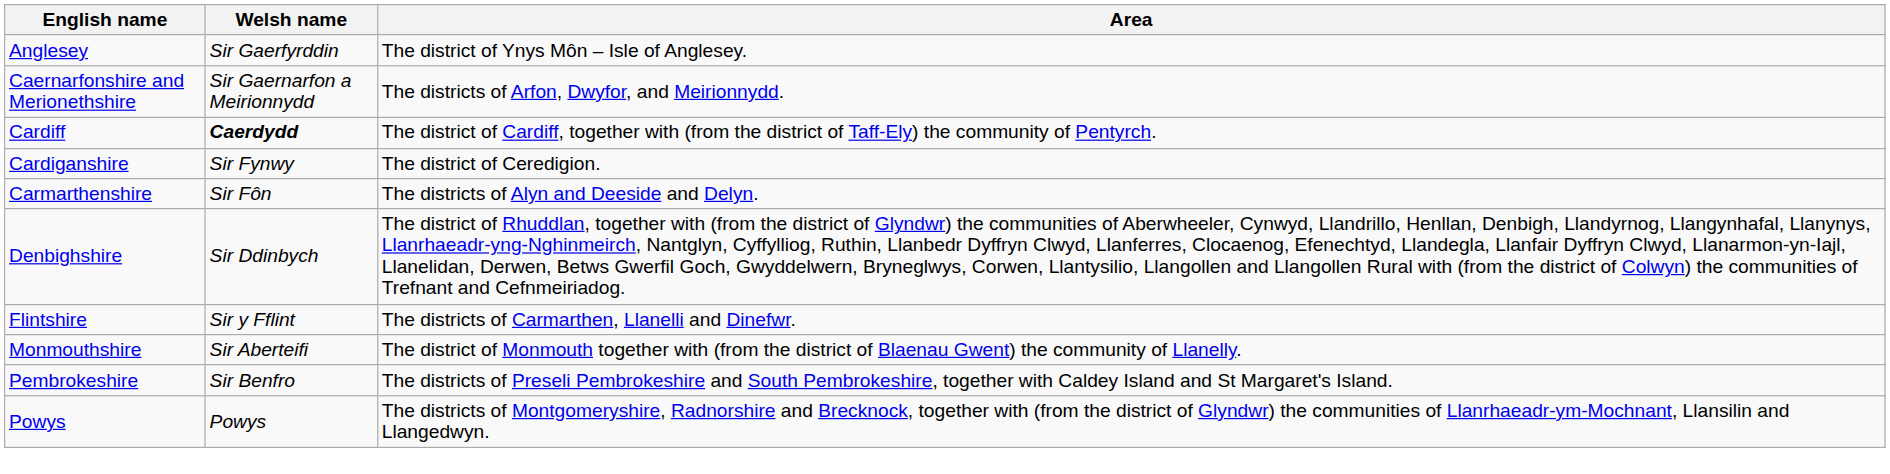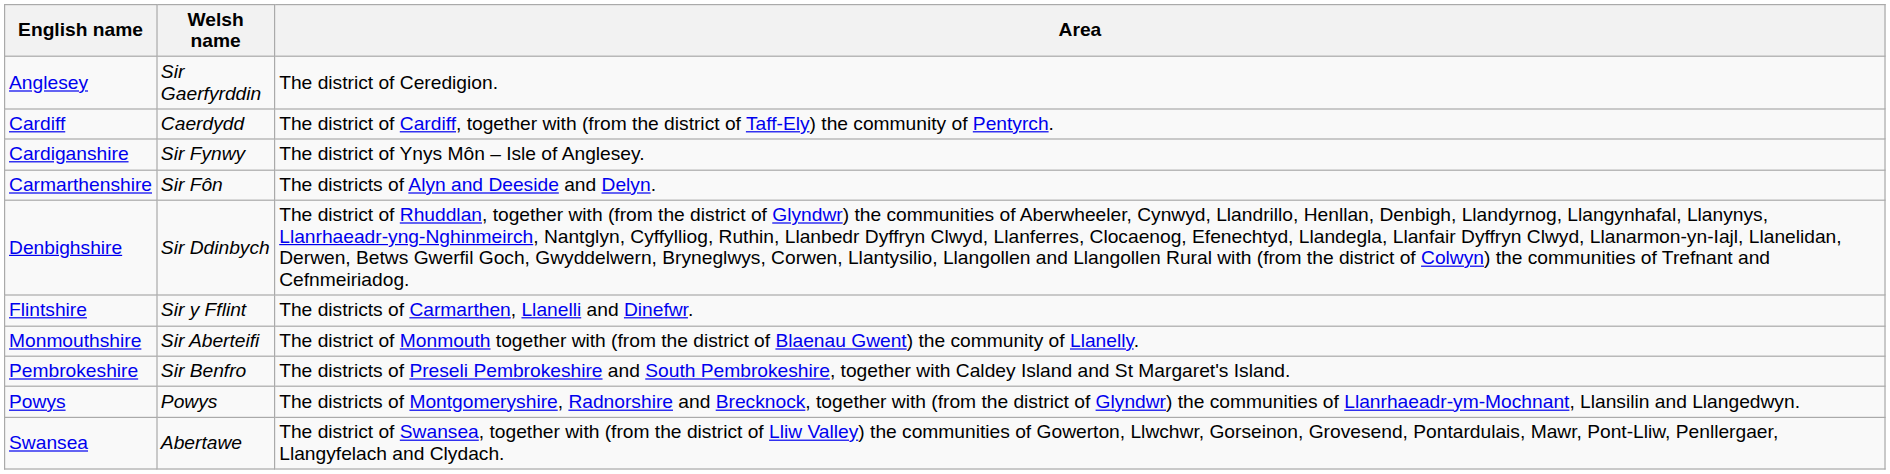(564, 50) The district of Ynys Môn – Isle of Anglesey. -> (389, 82) The district of Ceredigion.
- row: (97, 91)
(254, 132) bold -> (202, 123) normal
(491, 163) The district of Ceredigion. -> (462, 154) The district of Ynys Môn – Isle of Anglesey.
+ row: (49, 443)
